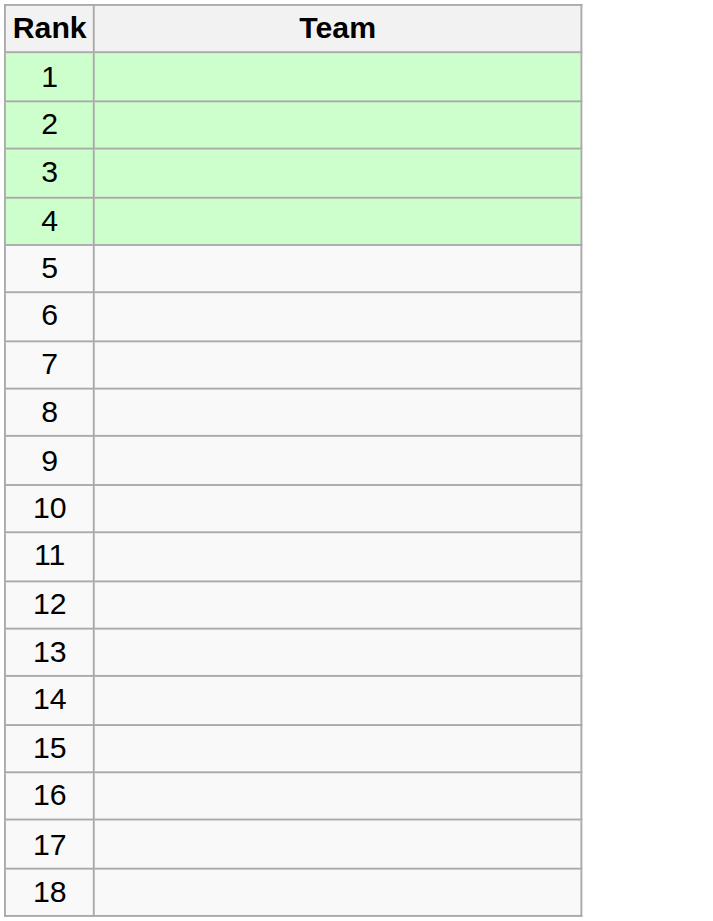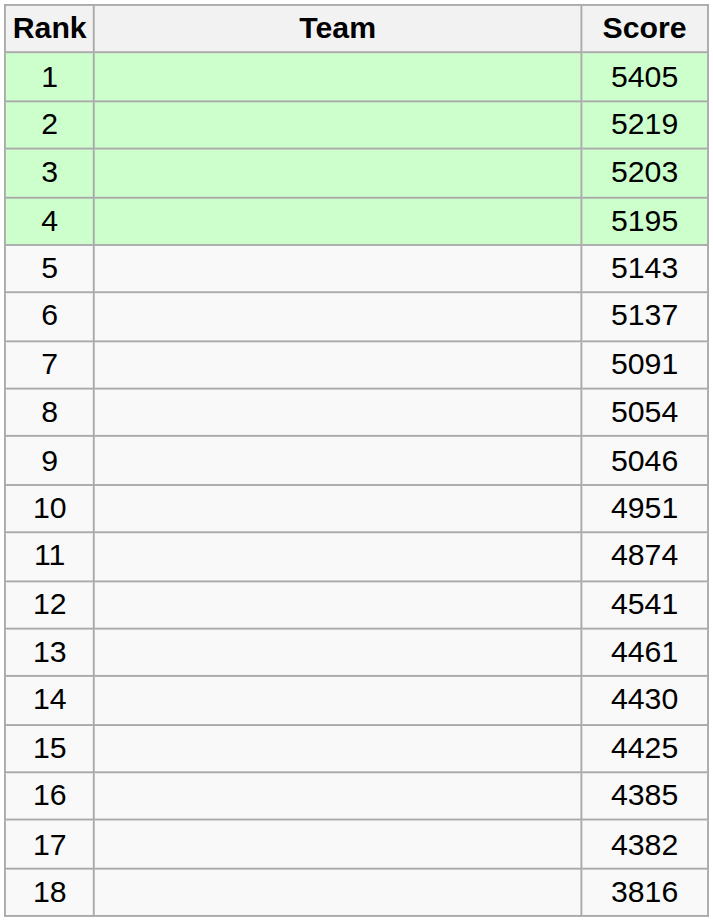+ column: (645, 28)
